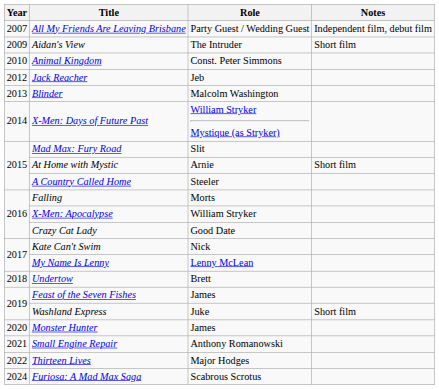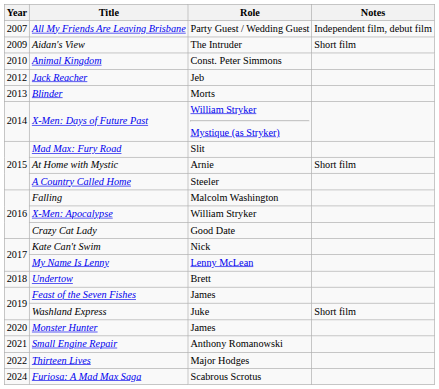(234, 93) Malcolm Washington -> (203, 93) Morts
(203, 198) Morts -> (234, 198) Malcolm Washington
